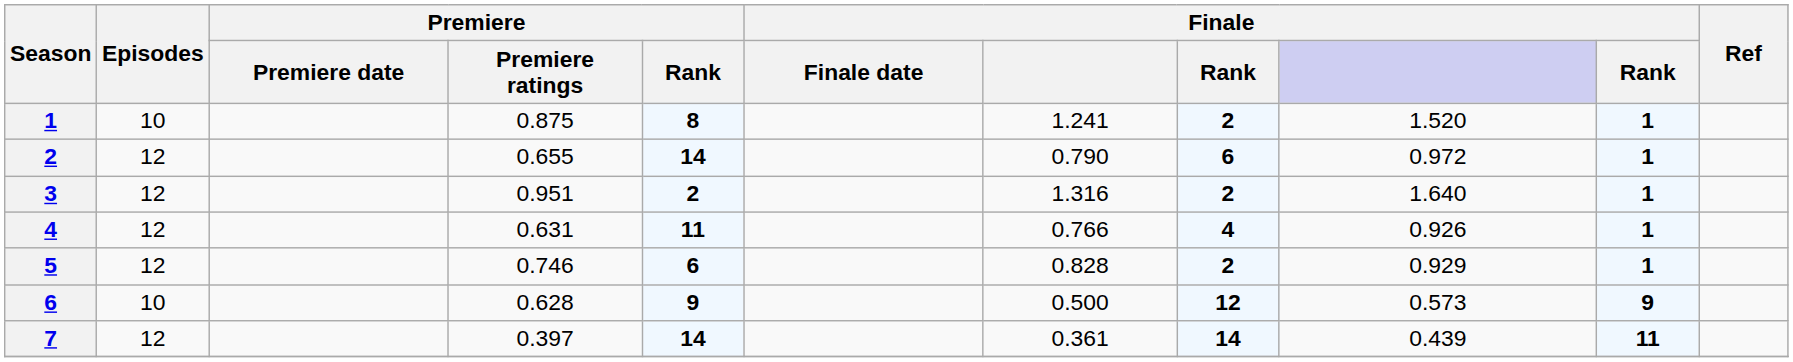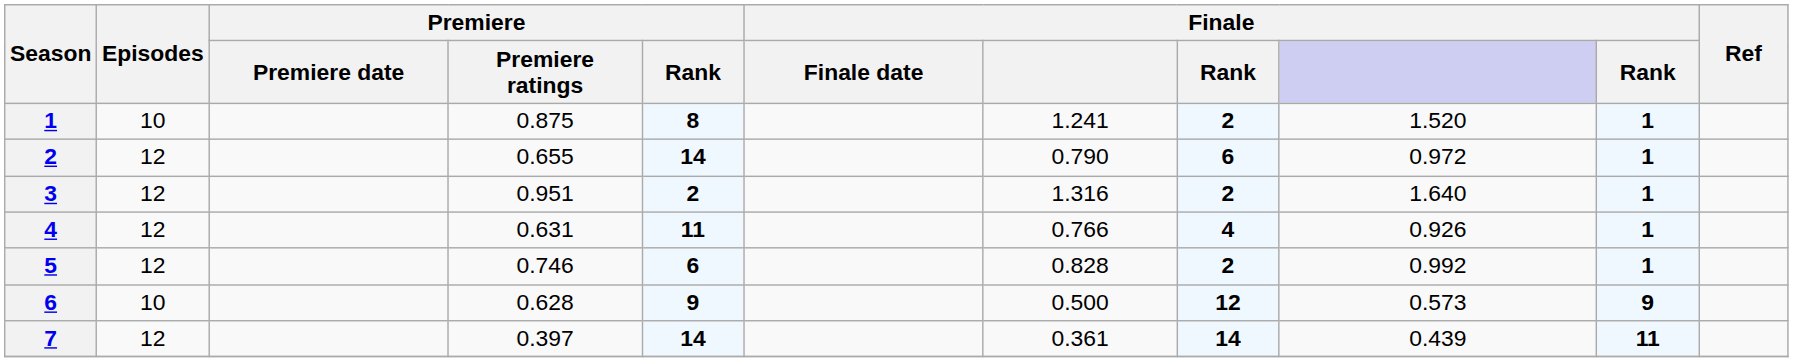(1438, 266) 0.929 -> (1438, 266) 0.992
